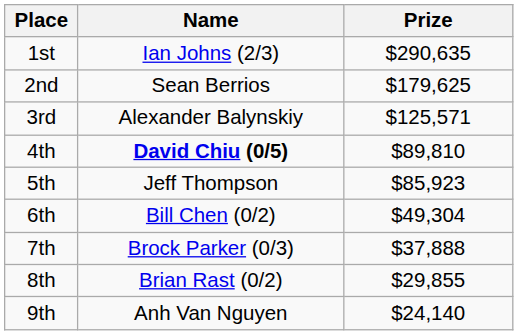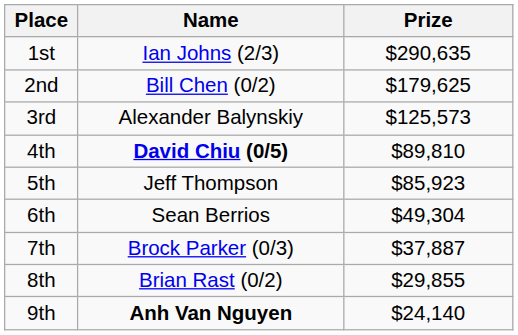(211, 85) Sean Berrios -> (211, 85) Bill Chen (0/2)
(428, 118) $125,571 -> (428, 118) $125,573
(211, 215) Bill Chen (0/2) -> (211, 215) Sean Berrios
(428, 248) $37,888 -> (428, 248) $37,887
(211, 313) normal -> (211, 313) bold
